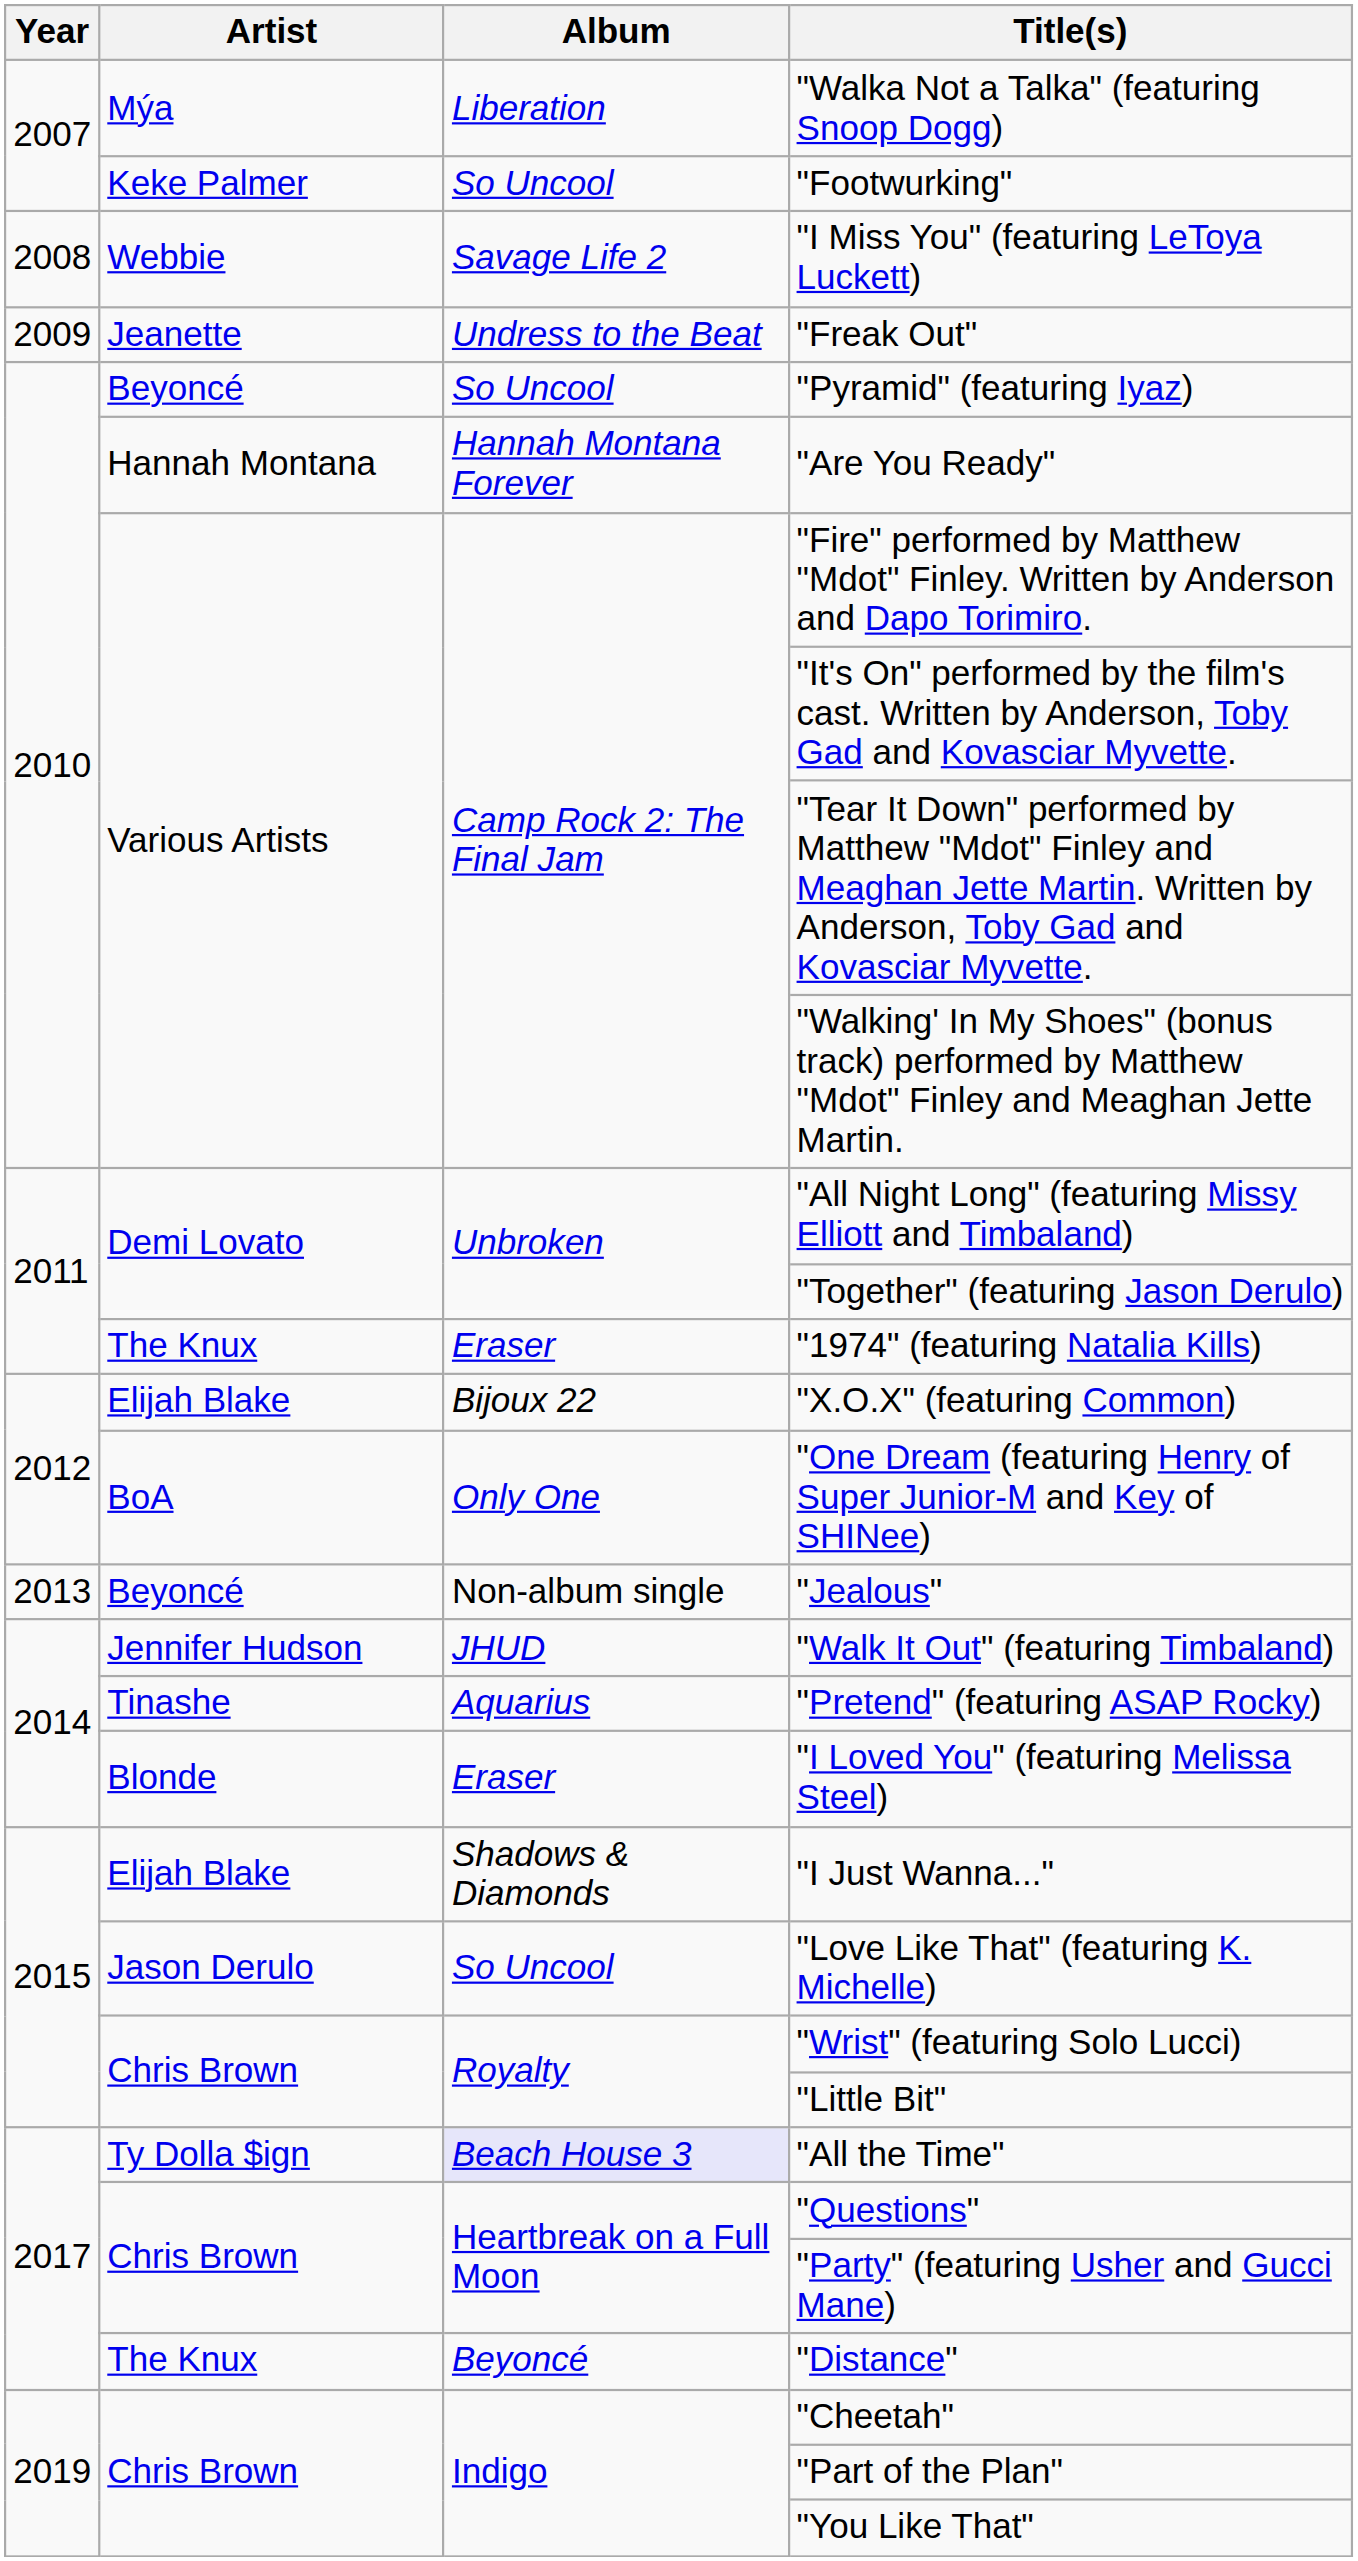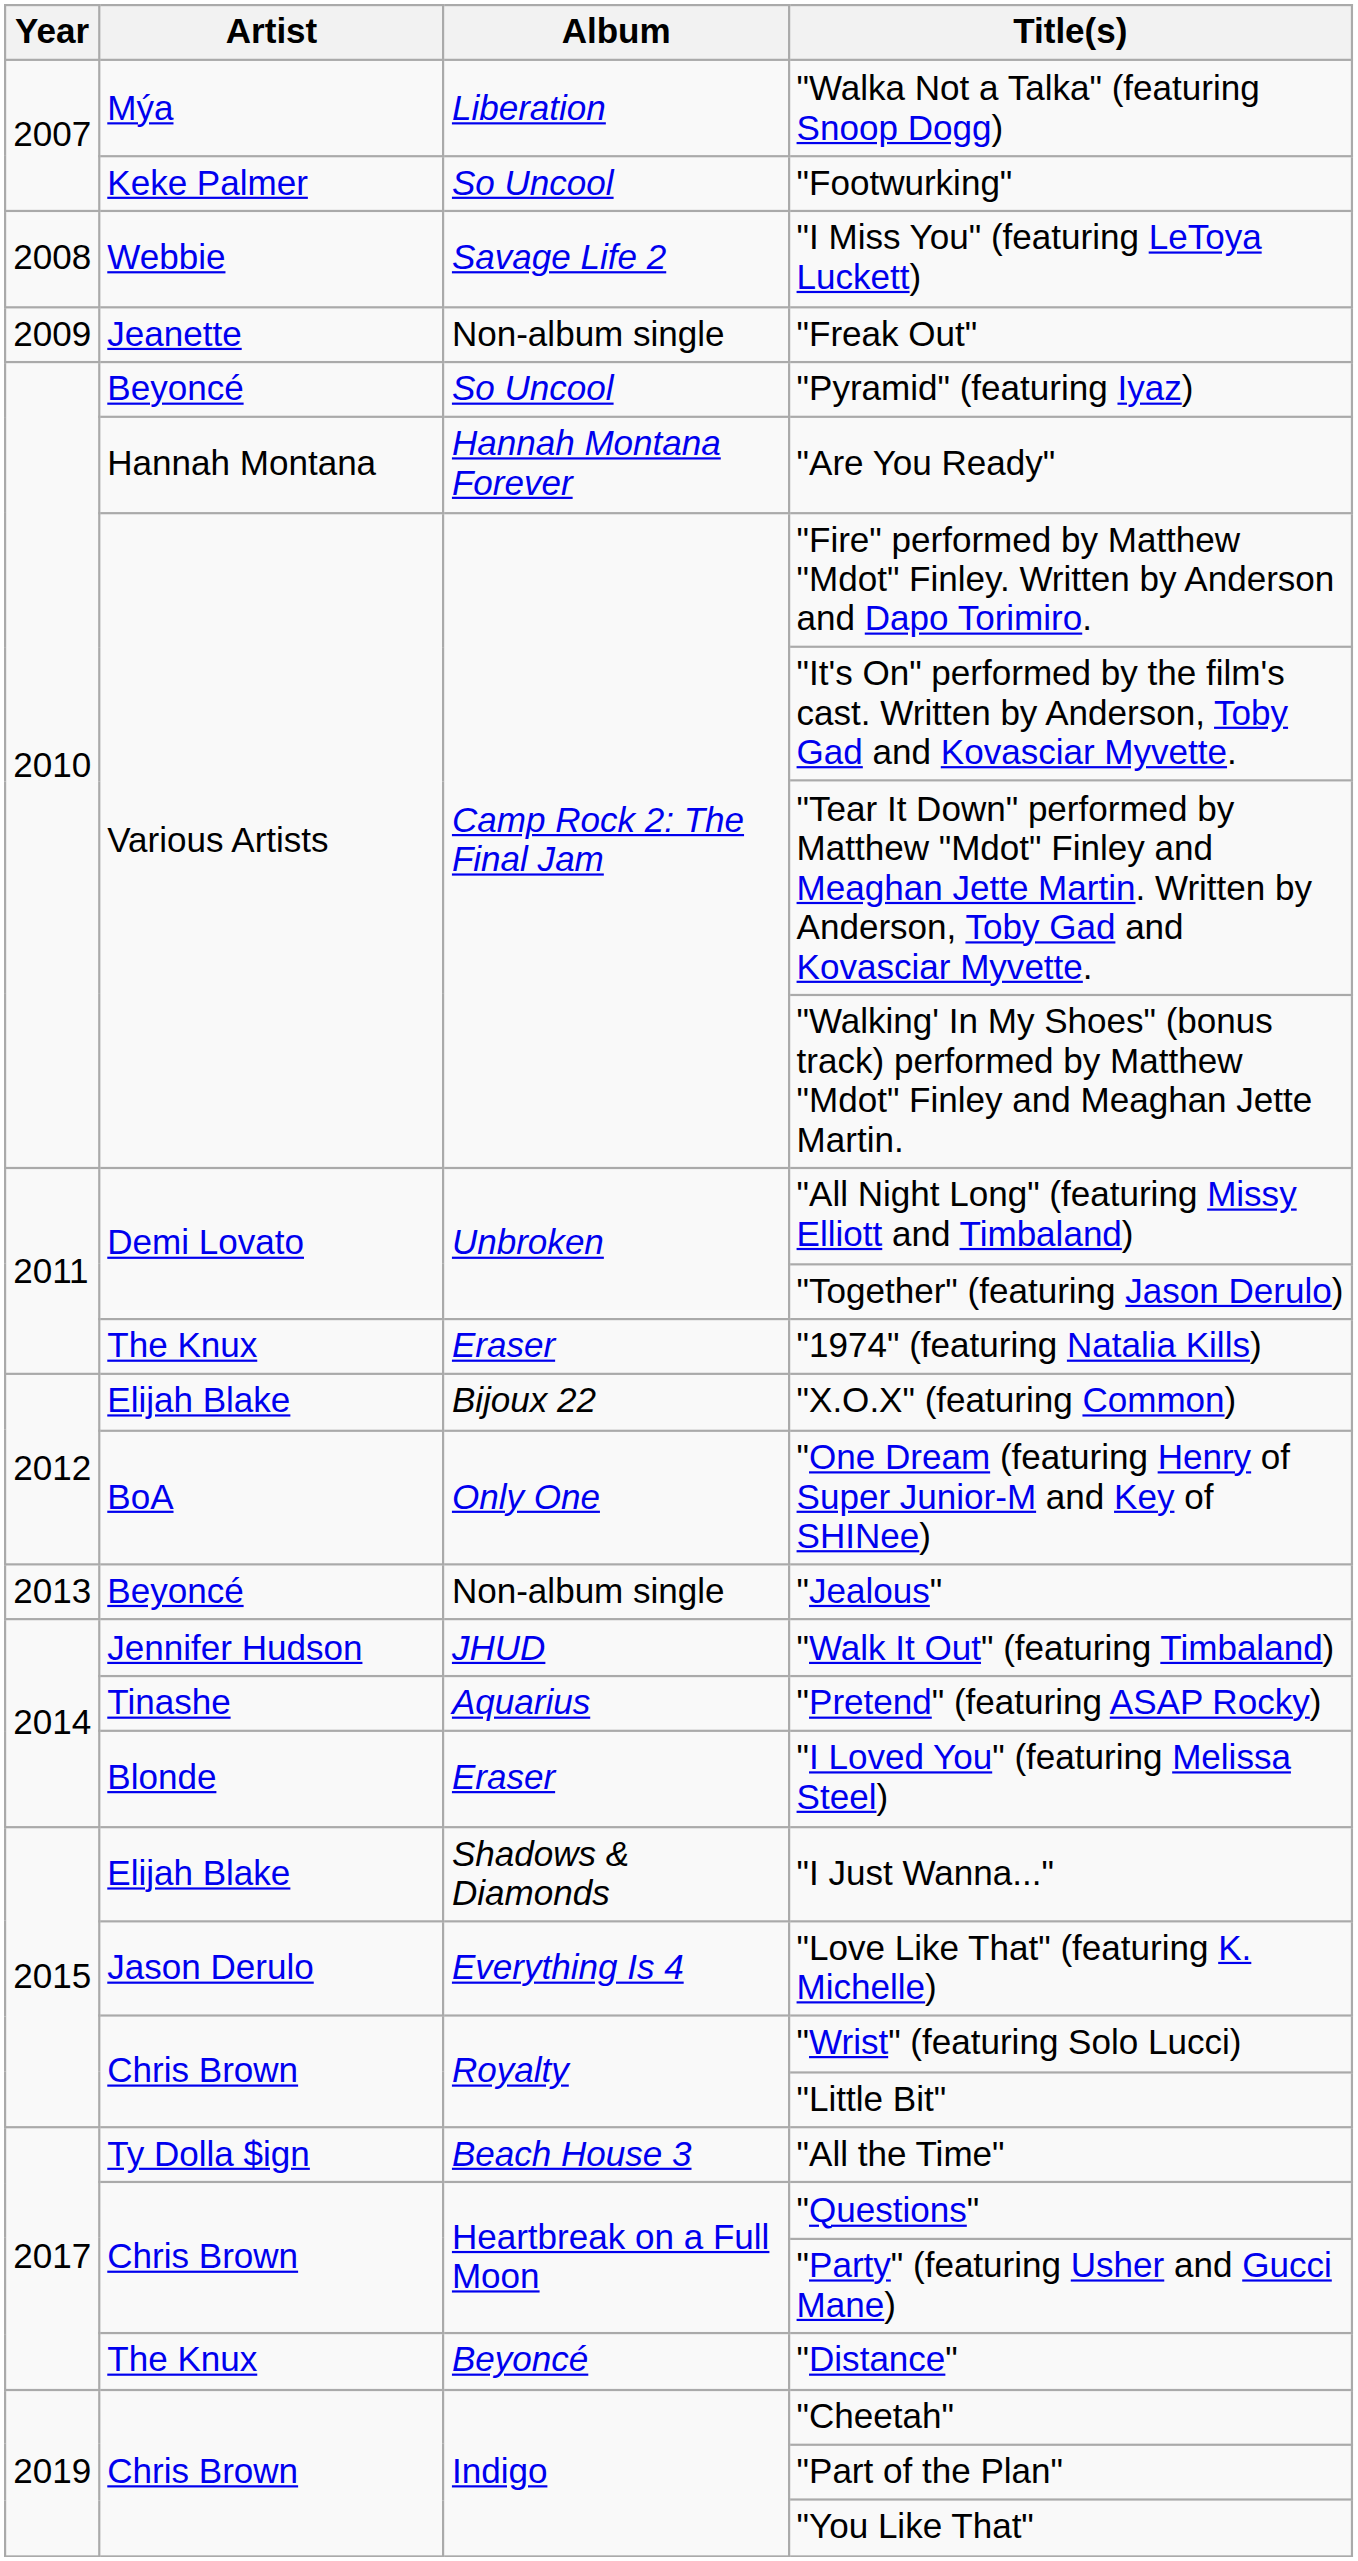(607, 333) Undress to the Beat -> (588, 333) Non-album single
(533, 1967) So Uncool -> (568, 1967) Everything Is 4
(572, 2154) lavender background -> (572, 2154) no background
